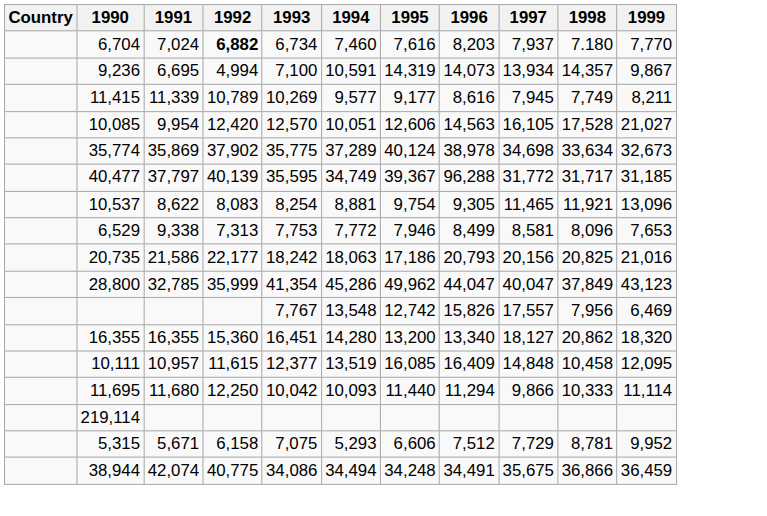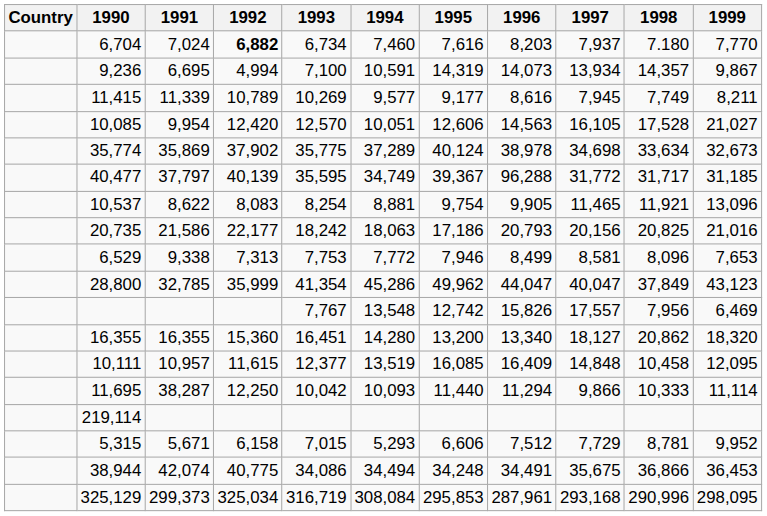(474, 204) 9,305 -> (531, 204) 9,905
rows swapped: (119, 230) <-> (114, 257)
(174, 390) 11,680 -> (184, 390) 38,287
(296, 444) 7,075 -> (326, 444) 7,015
(646, 470) 36,459 -> (732, 470) 36,453
+ row: (111, 497)
